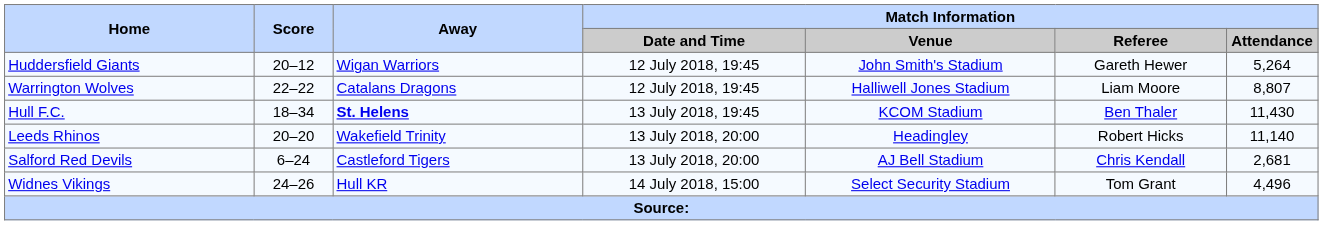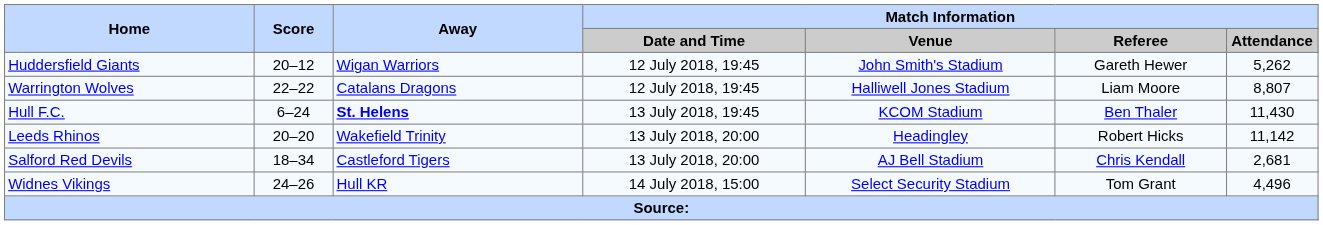(1272, 64) 5,264 -> (1272, 64) 5,262
(293, 112) 18–34 -> (293, 112) 6–24
(1272, 136) 11,140 -> (1272, 136) 11,142
(293, 160) 6–24 -> (293, 160) 18–34
